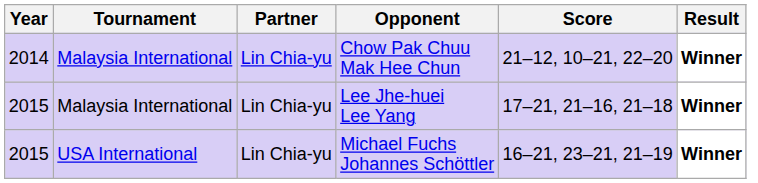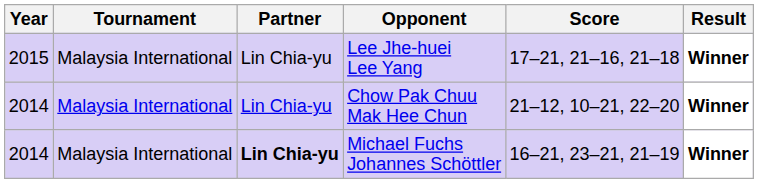rows swapped: (405, 58) <-> (392, 106)
(29, 155) 2015 -> (29, 155) 2014
(127, 155) USA International -> (145, 155) Malaysia International
(286, 155) normal -> (290, 155) bold
